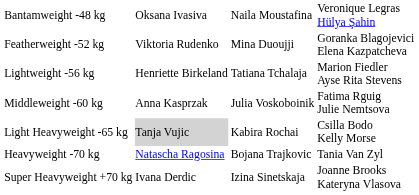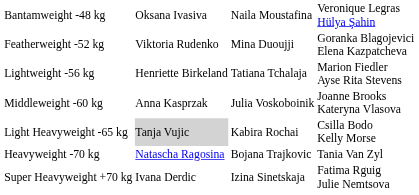(353, 103) Fatima Rguig Julie Nemtsova -> (359, 103) Joanne Brooks Kateryna Vlasova
(359, 177) Joanne Brooks Kateryna Vlasova -> (353, 177) Fatima Rguig Julie Nemtsova
